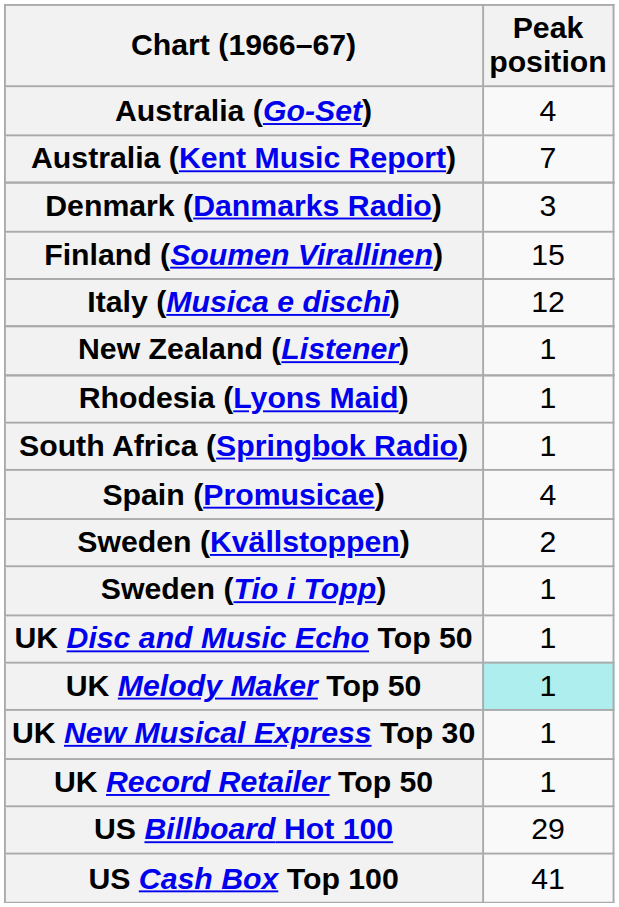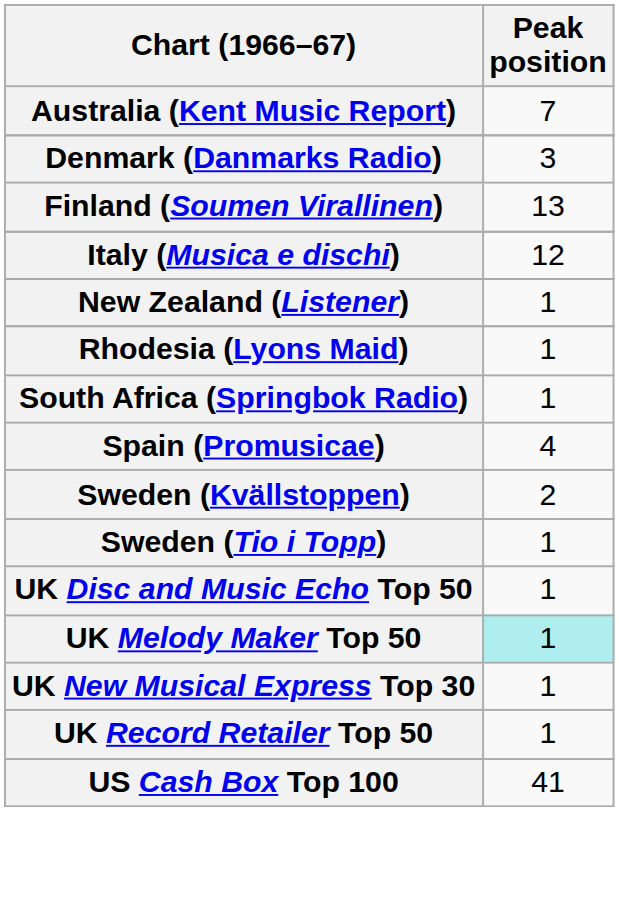- row: (244, 110)
(548, 254) 15 -> (548, 206) 13
- row: (244, 829)
